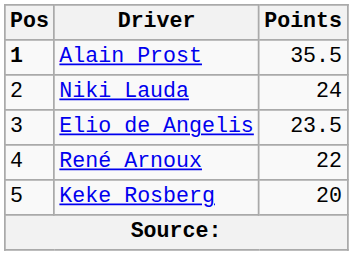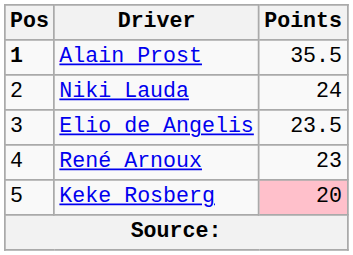(329, 162) 22 -> (329, 162) 23
(329, 197) no background -> (329, 197) pink background
